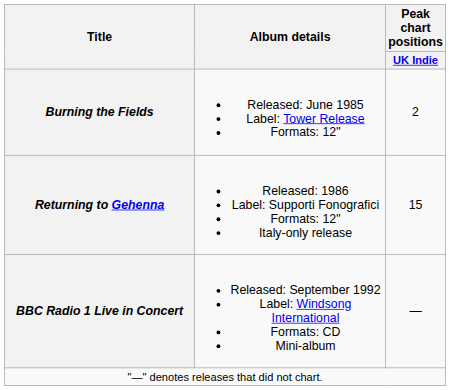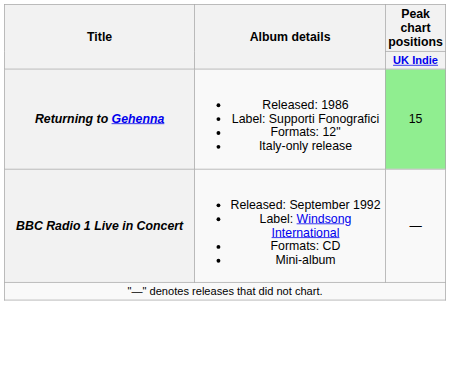- row: (100, 112)
(416, 204) no background -> (416, 119) lightgreen background
